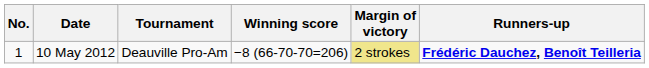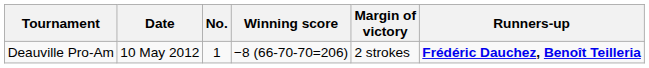columns swapped: (19, 23) <-> (175, 23)
(382, 52) khaki background -> (382, 52) no background
